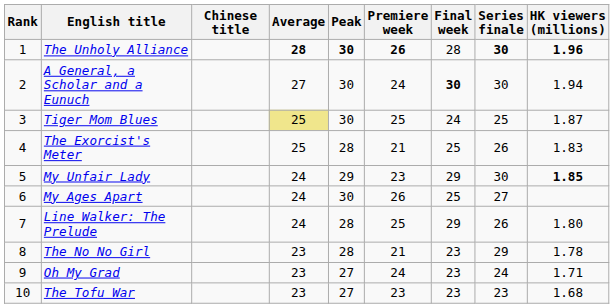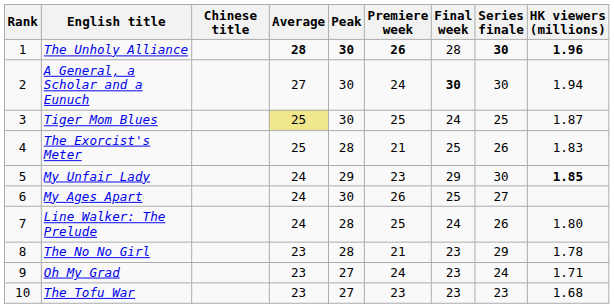(453, 224) 29 -> (453, 224) 24
